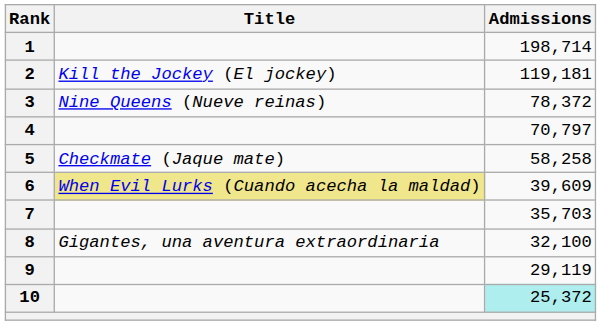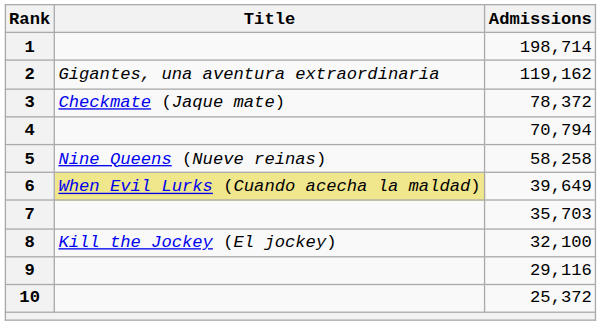(197, 75) Kill the Jockey (El jockey) -> (249, 75) Gigantes, una aventura extraordinaria
(556, 75) 119,181 -> (556, 75) 119,162
(192, 103) Nine Queens (Nueve reinas) -> (172, 103) Checkmate (Jaque mate)
(561, 131) 70,797 -> (561, 131) 70,794
(172, 158) Checkmate (Jaque mate) -> (192, 158) Nine Queens (Nueve reinas)
(561, 186) 39,609 -> (561, 186) 39,649
(249, 242) Gigantes, una aventura extraordinaria -> (197, 242) Kill the Jockey (El jockey)
(561, 270) 29,119 -> (561, 270) 29,116
(561, 298) paleturquoise background -> (561, 298) no background
